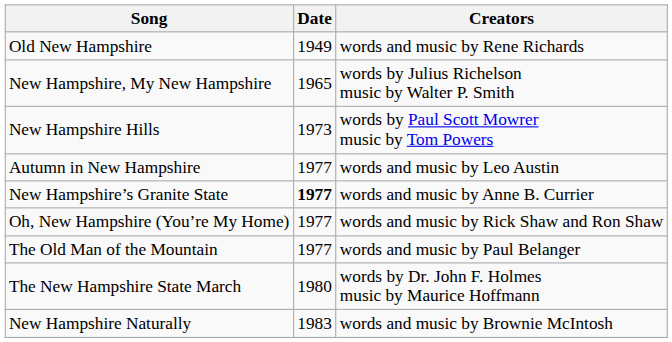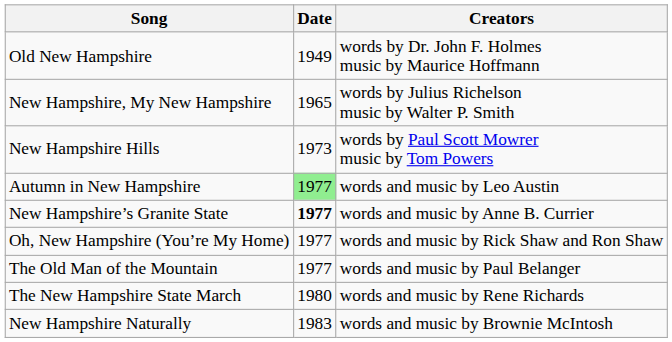(462, 45) words and music by Rene Richards -> (441, 55) words by Dr. John F. Holmes music by Maurice Hoffmann
(315, 166) no background -> (315, 186) lightgreen background
(441, 286) words by Dr. John F. Holmes music by Maurice Hoffmann -> (462, 296) words and music by Rene Richards
